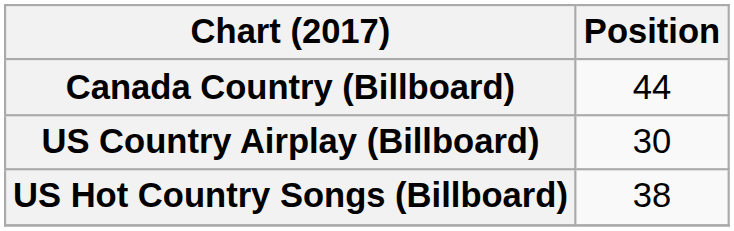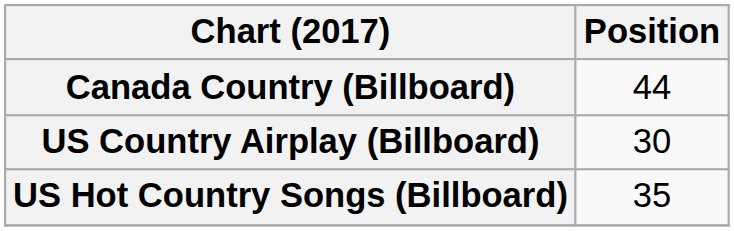(652, 196) 38 -> (652, 196) 35
